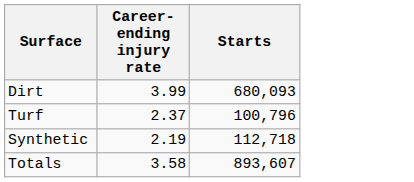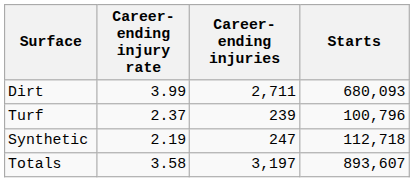+ column: (244, 42)
